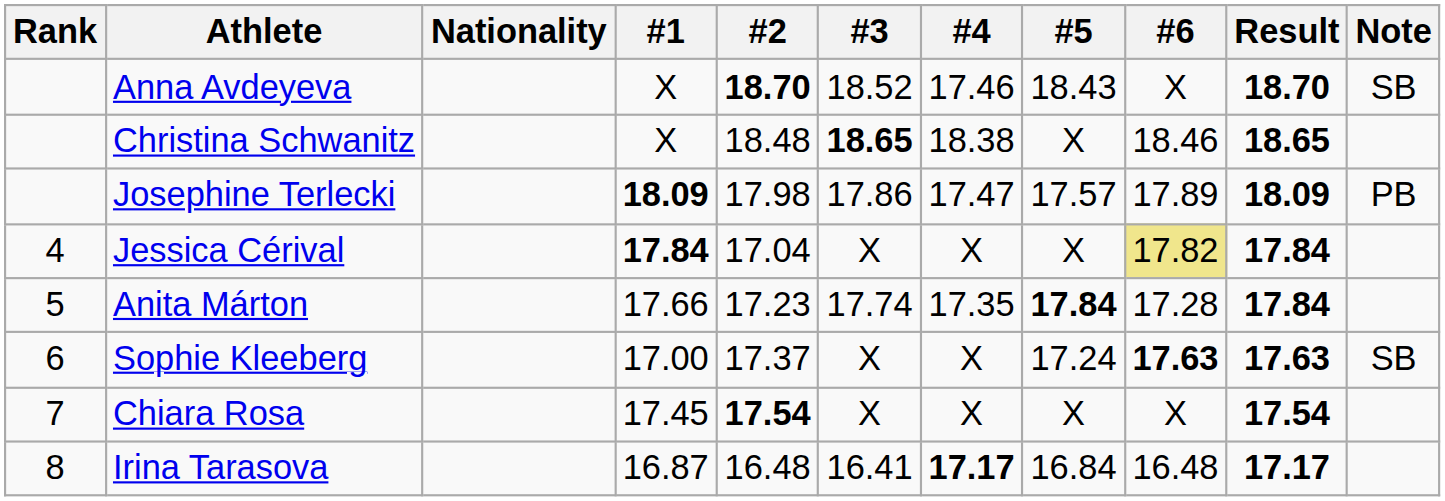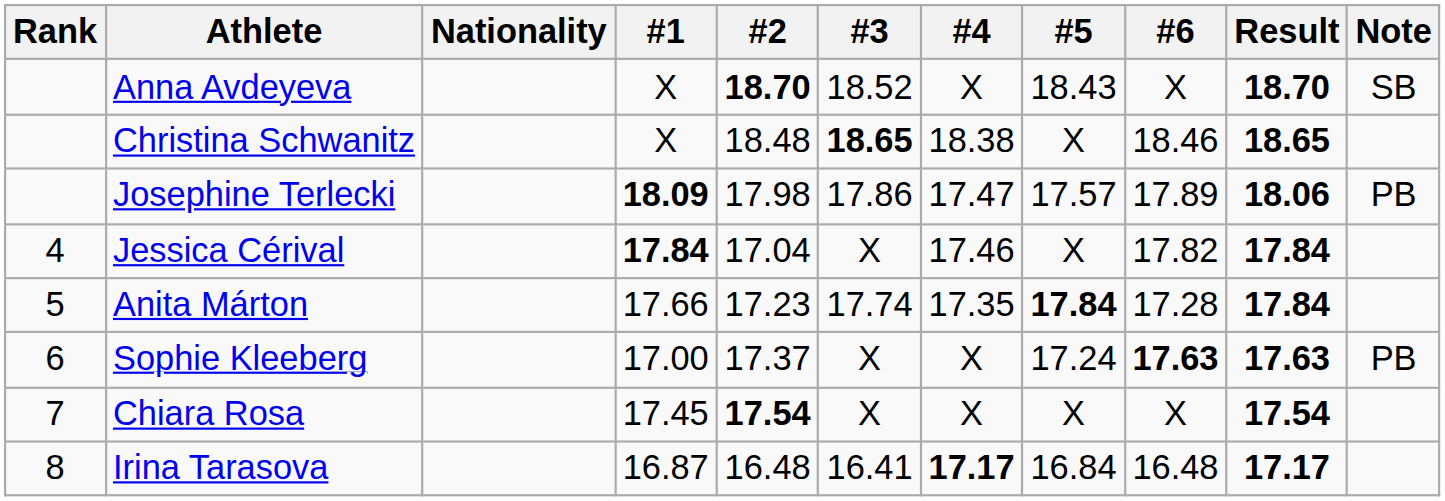(972, 86) 17.46 -> (972, 86) X
(1287, 195) 18.09 -> (1287, 195) 18.06
(972, 250) X -> (972, 250) 17.46
(1175, 250) khaki background -> (1175, 250) no background
(1394, 359) SB -> (1394, 359) PB
